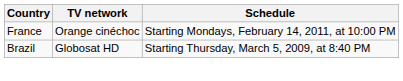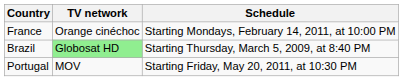(87, 48) no background -> (87, 48) lightgreen background
+ row: (28, 66)
